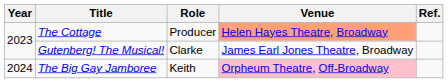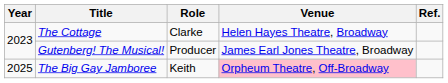(193, 31) Producer -> (186, 31) Clarke
(305, 31) lightsalmon background -> (305, 31) no background
(186, 50) Clarke -> (193, 50) Producer
(20, 68) 2024 -> (20, 68) 2025
